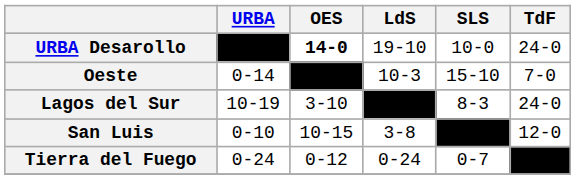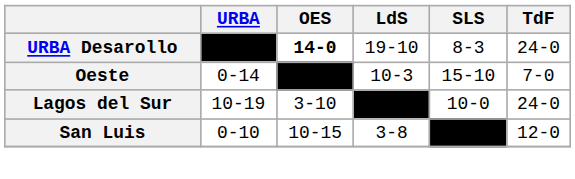(473, 48) 10-0 -> (468, 48) 8-3
(473, 104) 8-3 -> (468, 104) 10-0
- row: (111, 161)
